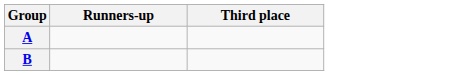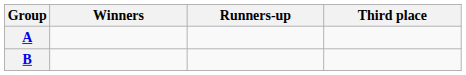+ column: (119, 15)
